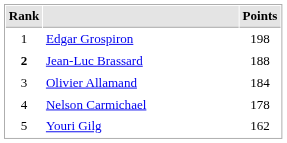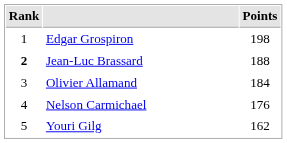(260, 104) 178 -> (260, 104) 176
